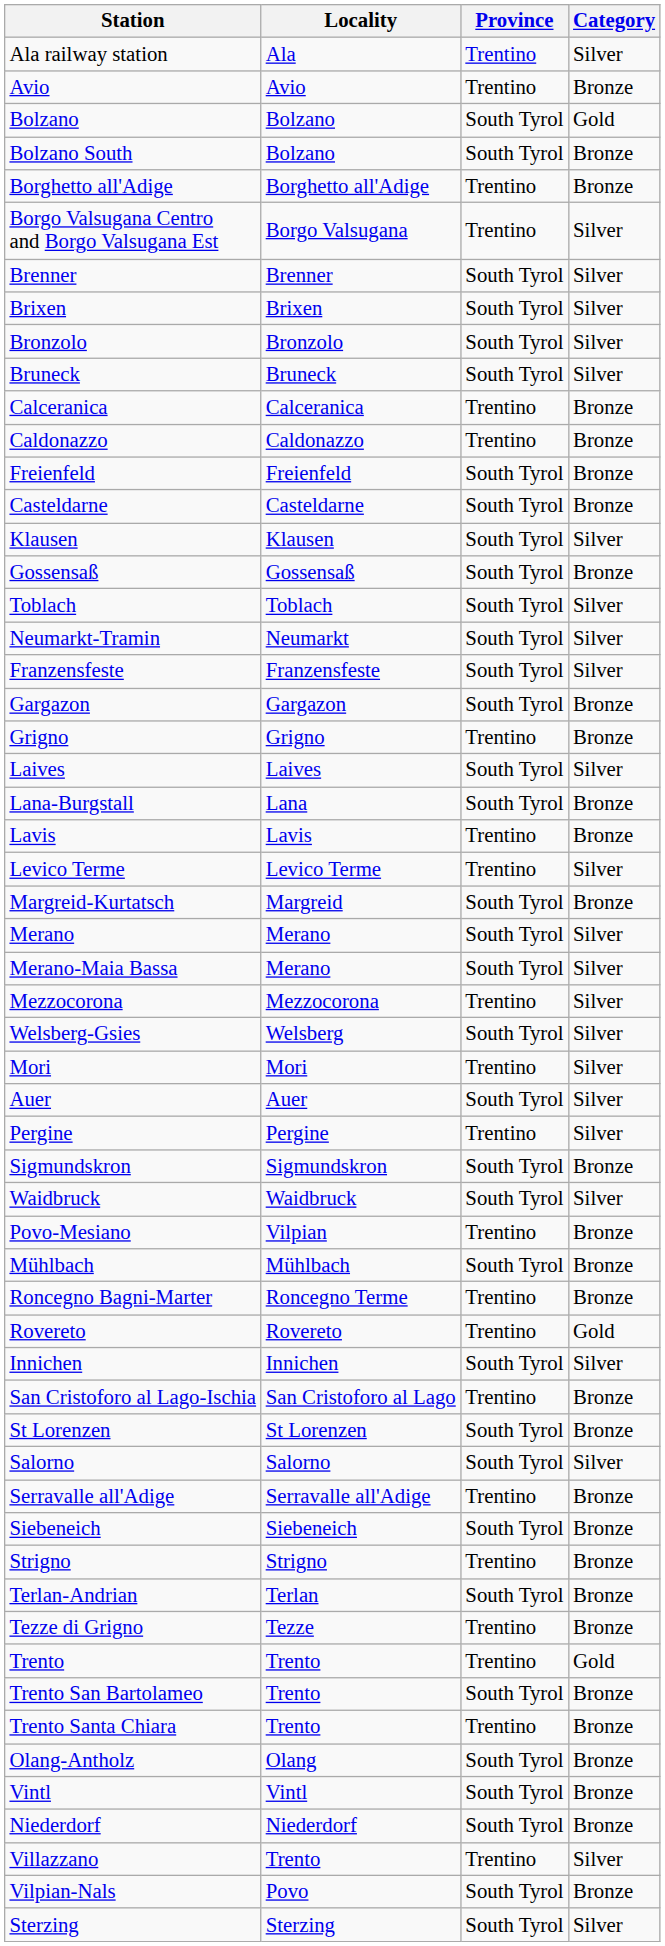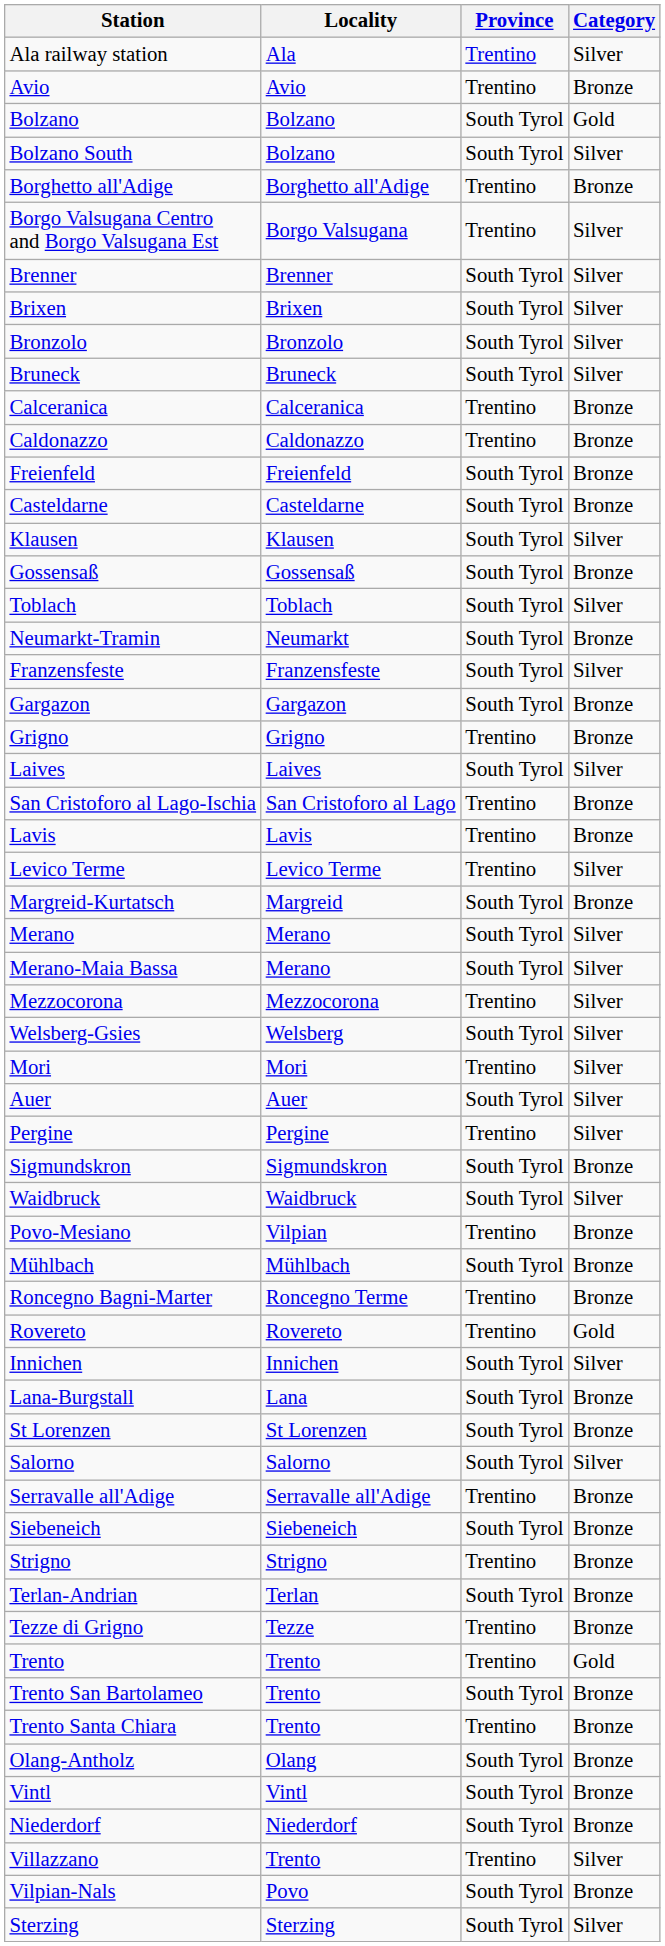(603, 152) Bronze -> (598, 152) Silver
(598, 638) Silver -> (603, 638) Bronze
rows swapped: (72, 803) <-> (133, 1396)
